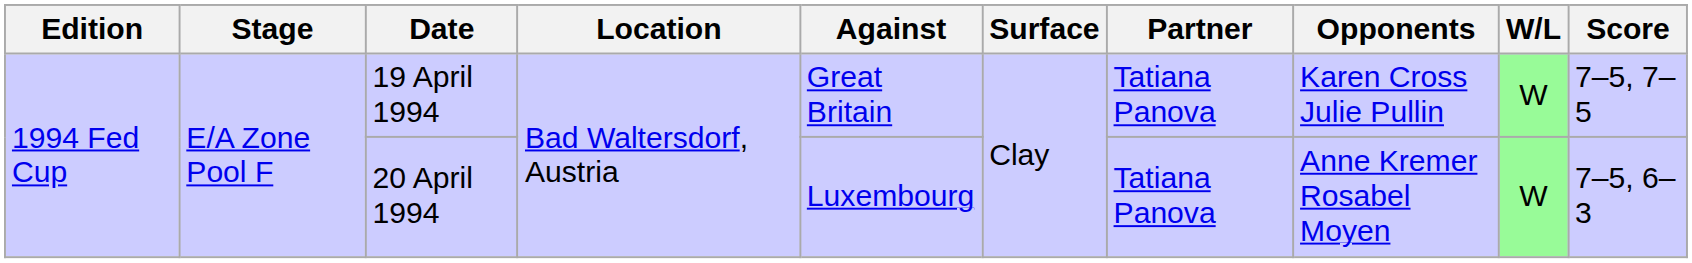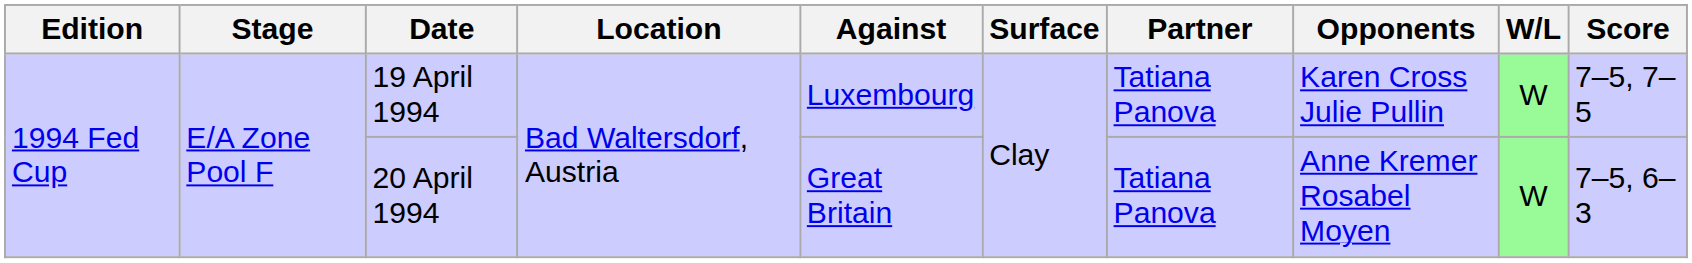(850, 94) Great Britain -> (891, 94) Luxembourg
(891, 196) Luxembourg -> (850, 196) Great Britain
